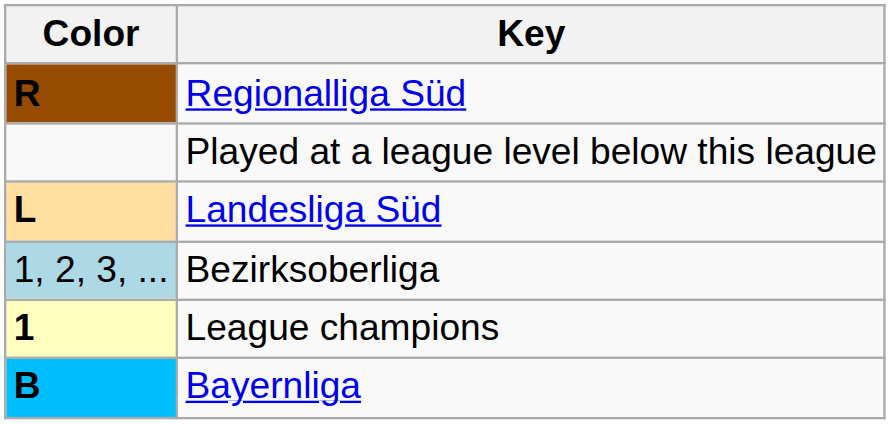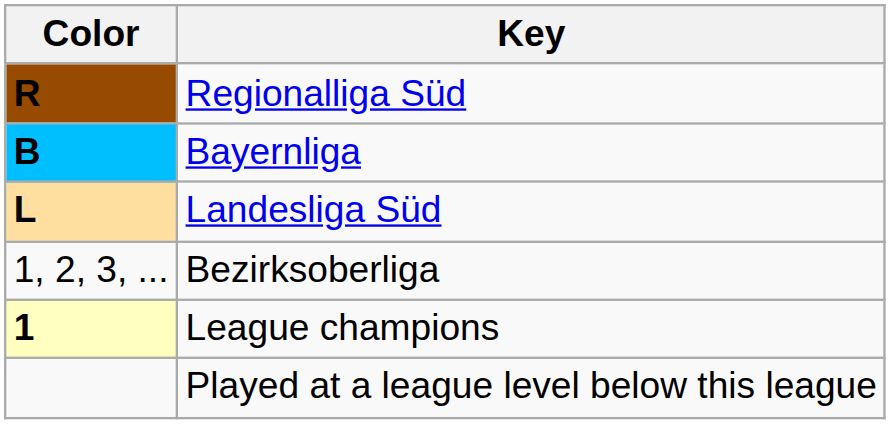rows swapped: (273, 387) <-> (531, 151)
(91, 269) lightblue background -> (91, 269) no background
